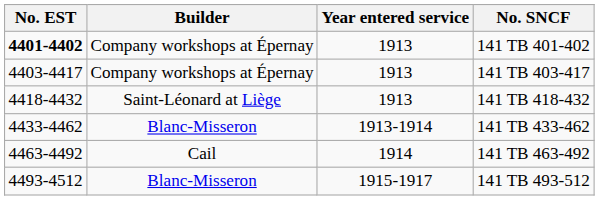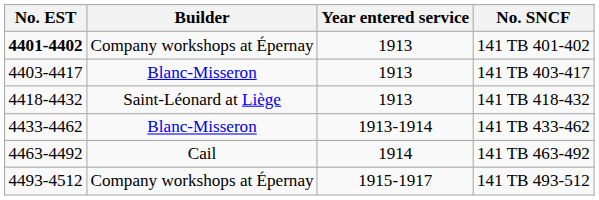(202, 72) Company workshops at Épernay -> (202, 72) Blanc-Misseron
(202, 180) Blanc-Misseron -> (202, 180) Company workshops at Épernay
